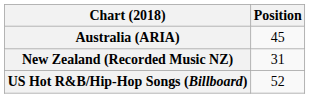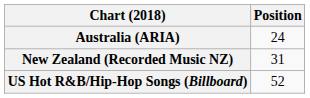(278, 37) 45 -> (278, 37) 24
